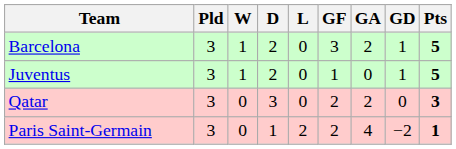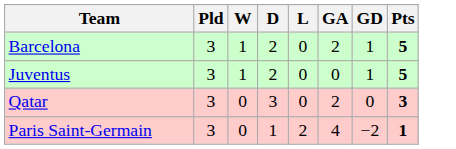- column: (334, 18)
